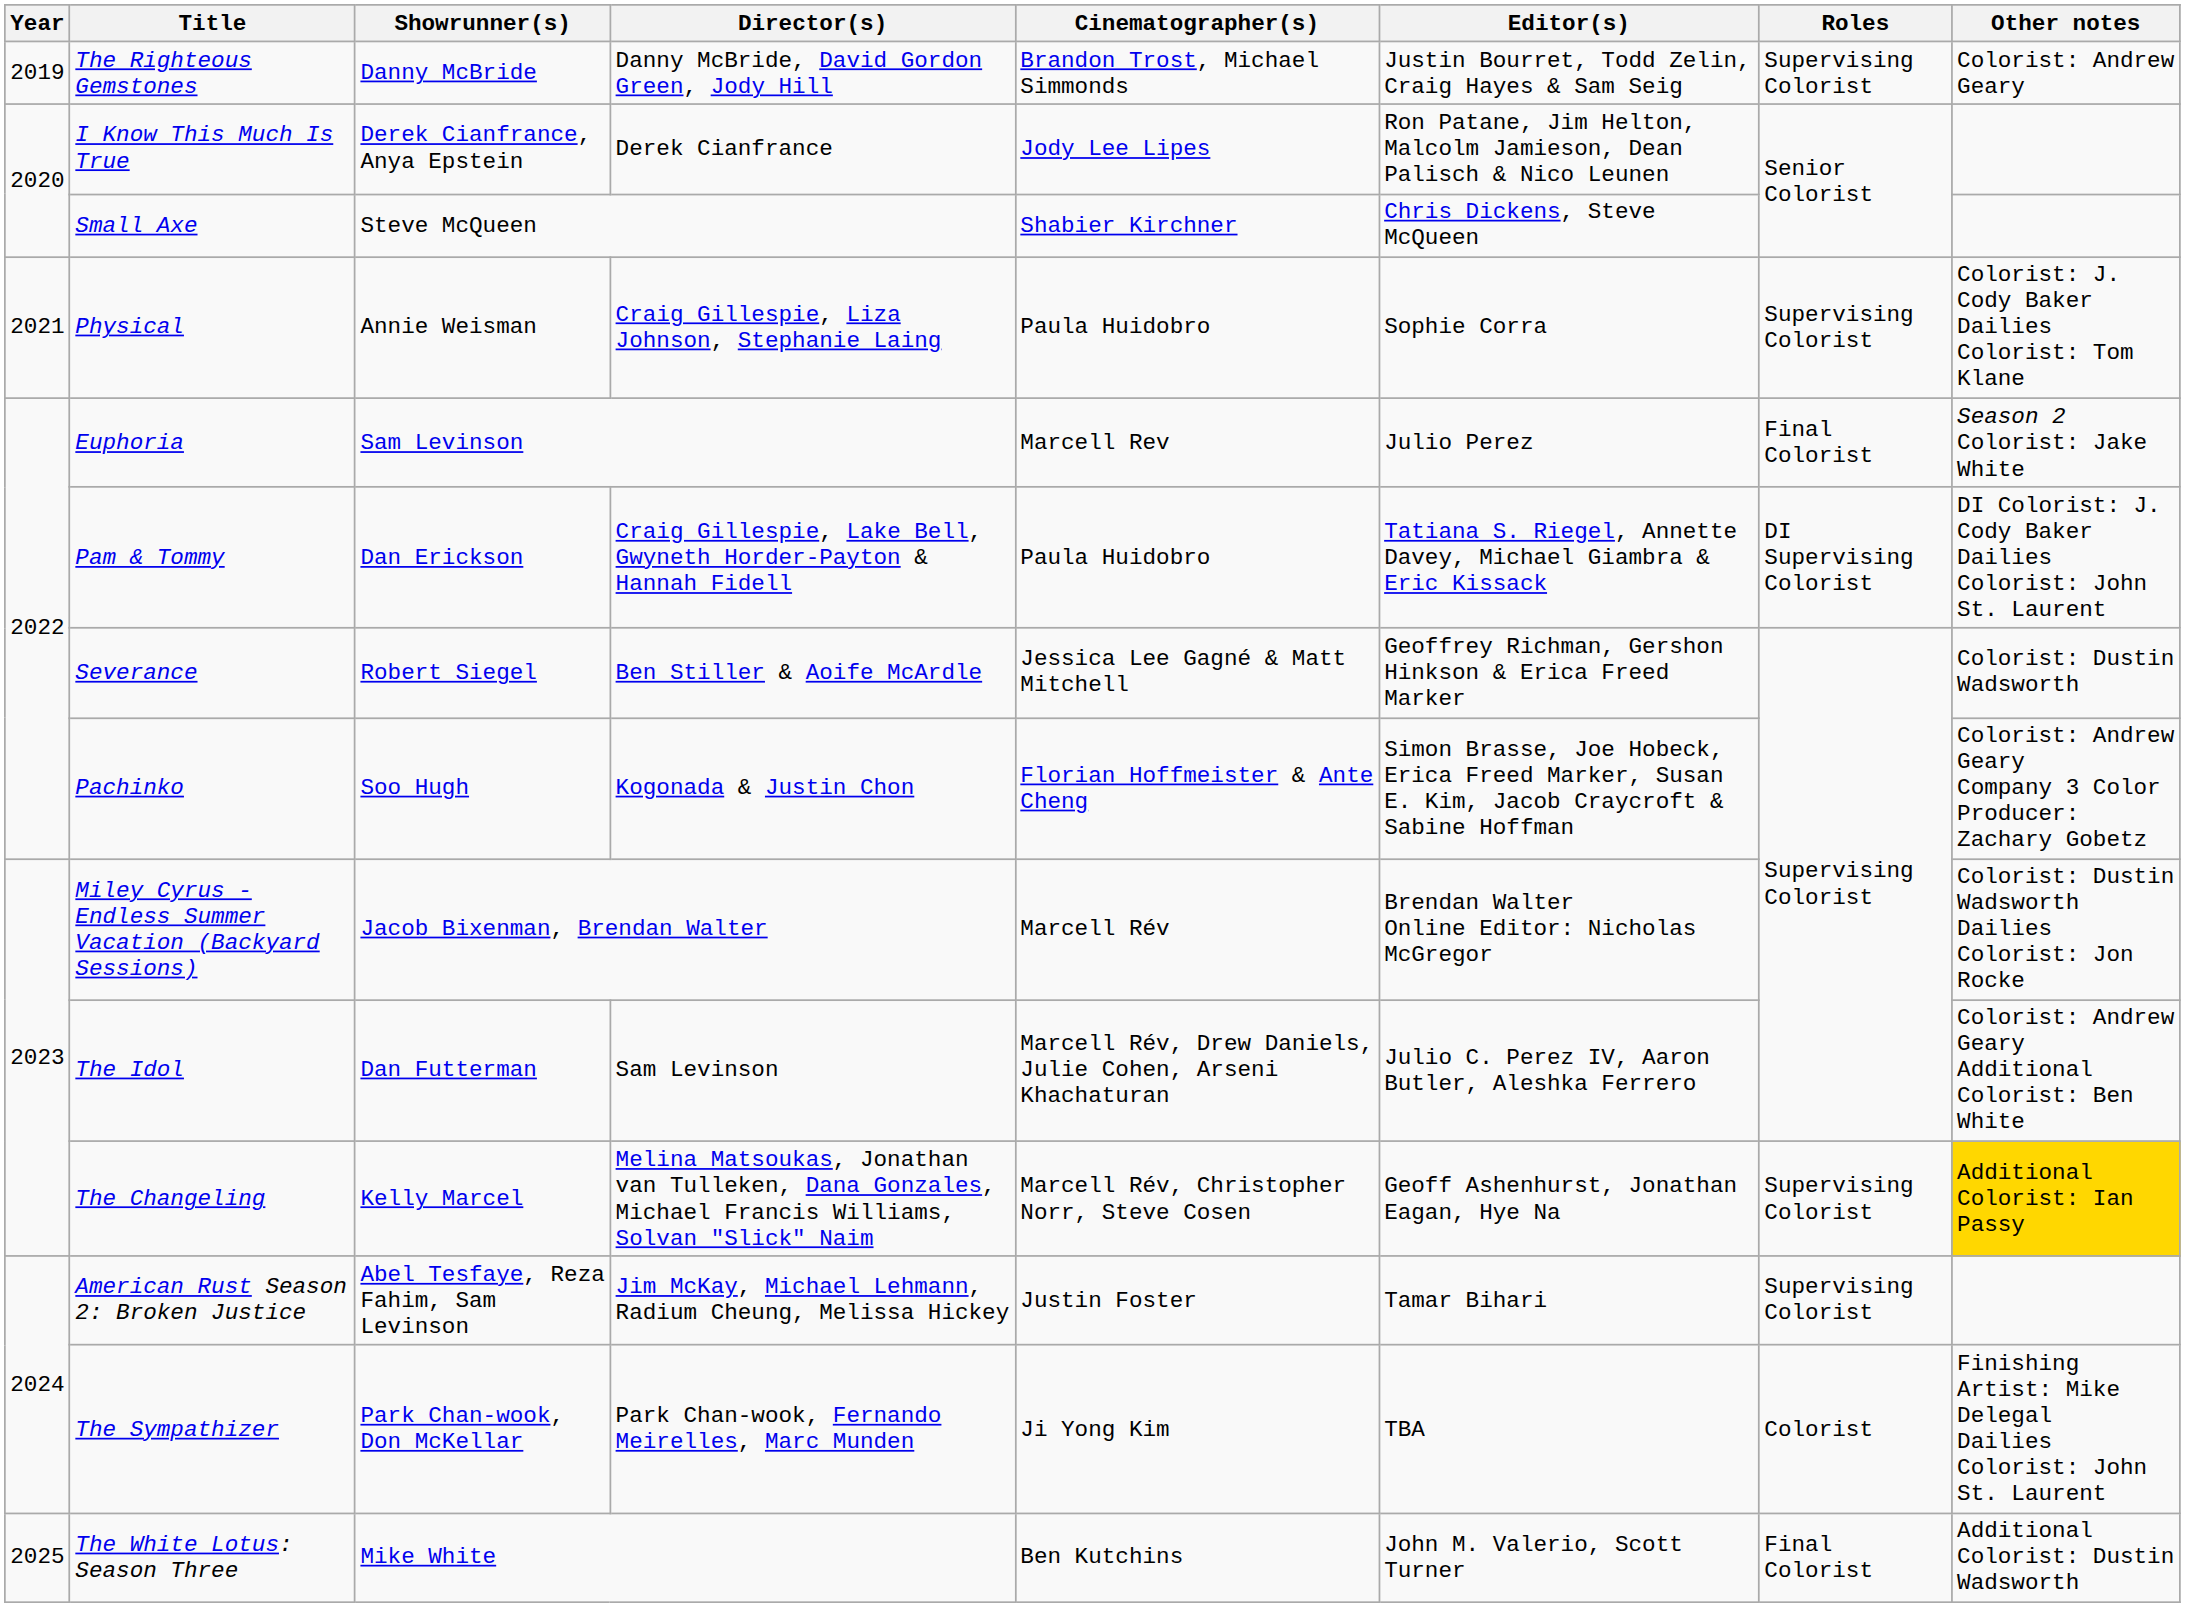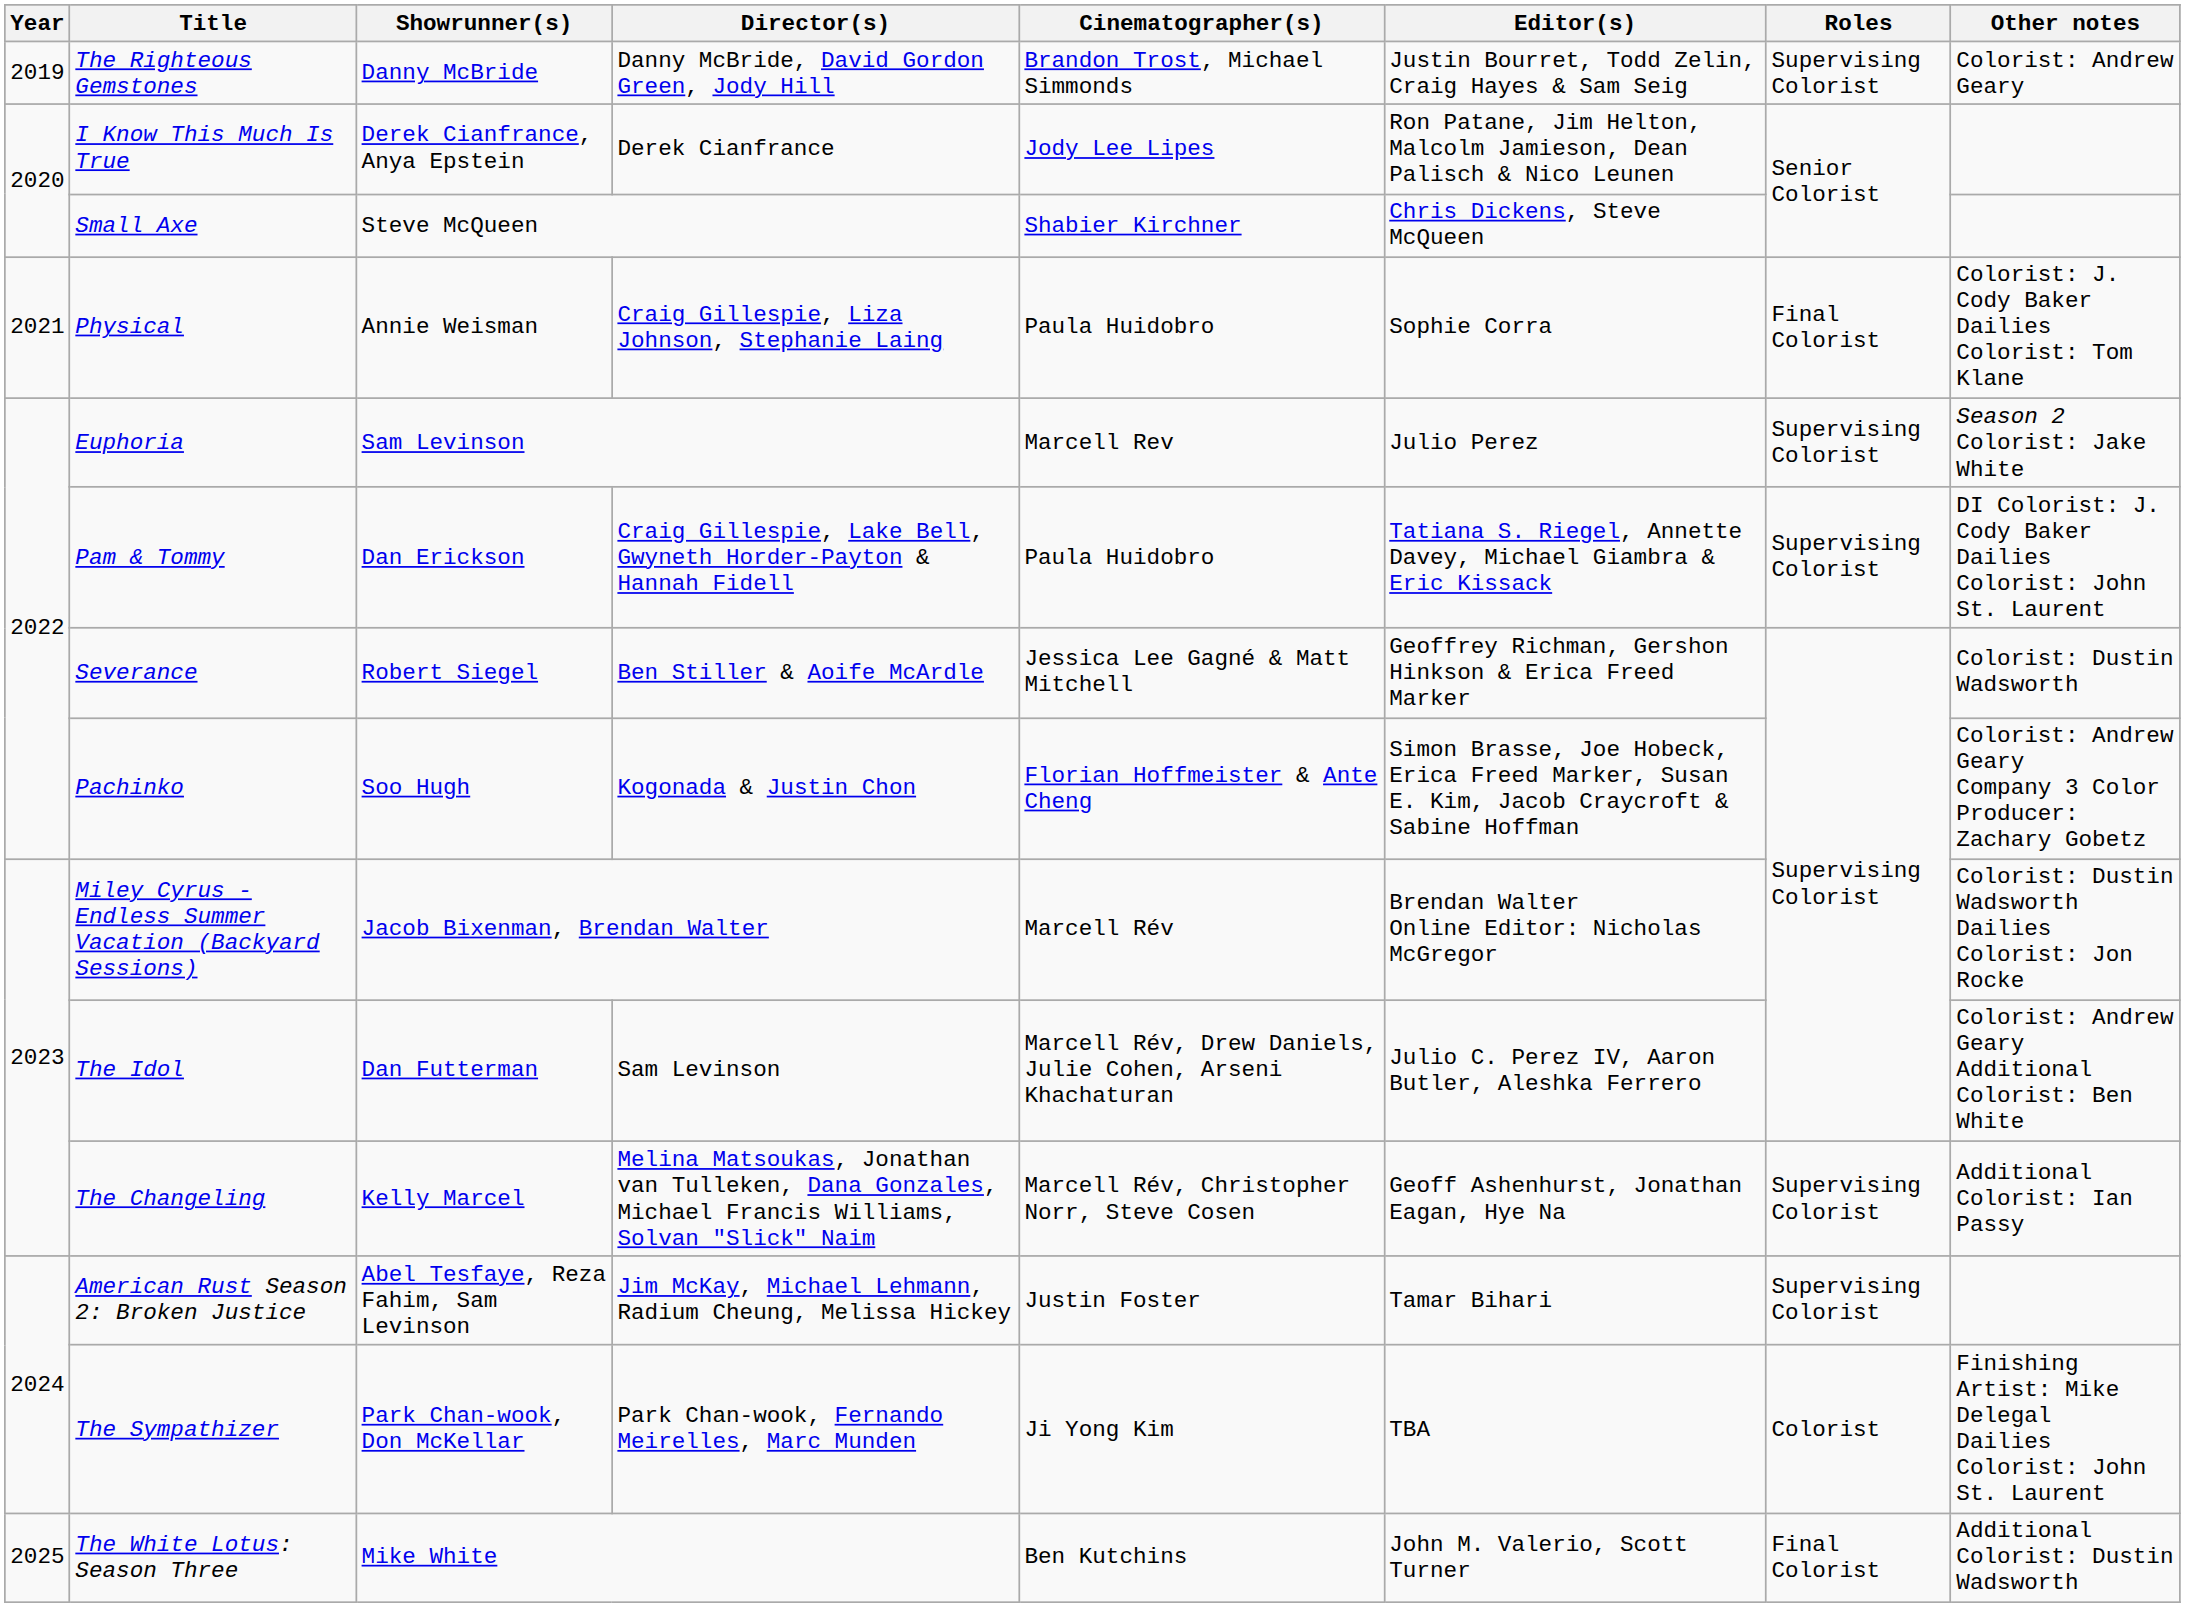(1839, 327) Supervising Colorist -> (1826, 327) Final Colorist
(1819, 443) Final Colorist -> (1846, 443) Supervising Colorist
(1839, 558) DI Supervising Colorist -> (1846, 558) Supervising Colorist
(2045, 1199) gold background -> (2045, 1199) no background
